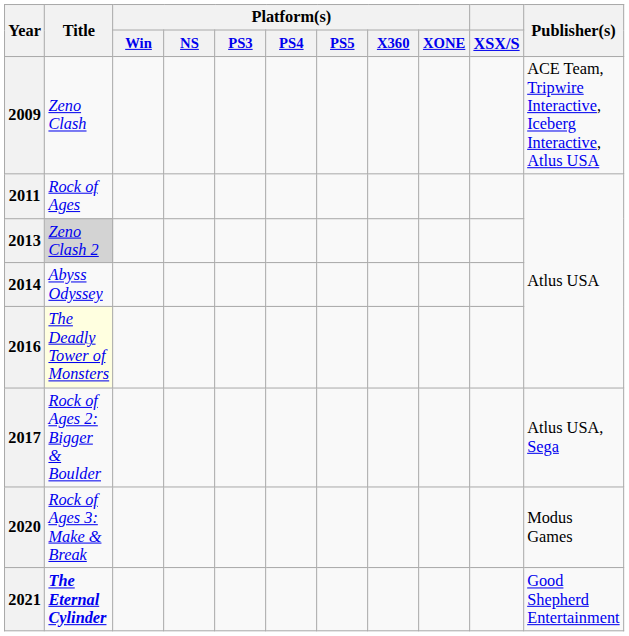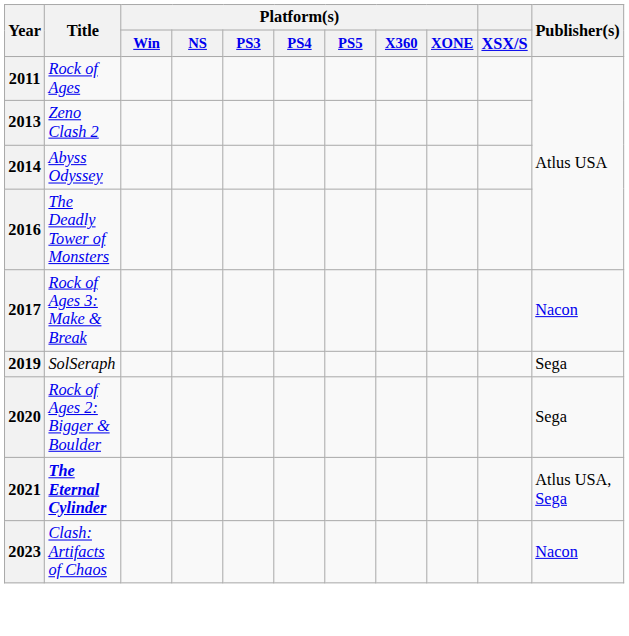- row: (25, 115)
(74, 240) lightgrey background -> (74, 122) no background
(79, 347) lightyellow background -> (79, 229) no background
(75, 437) Rock of Ages 2: Bigger & Boulder -> (75, 310) Rock of Ages 3: Make & Break
(565, 437) Atlus USA, Sega -> (557, 310) Nacon
+ row: (25, 363)
(75, 527) Rock of Ages 3: Make & Break -> (79, 417) Rock of Ages 2: Bigger & Boulder
(550, 527) Modus Games -> (551, 417) Sega
(573, 599) Good Shepherd Entertainment -> (573, 489) Atlus USA, Sega
+ row: (25, 551)
